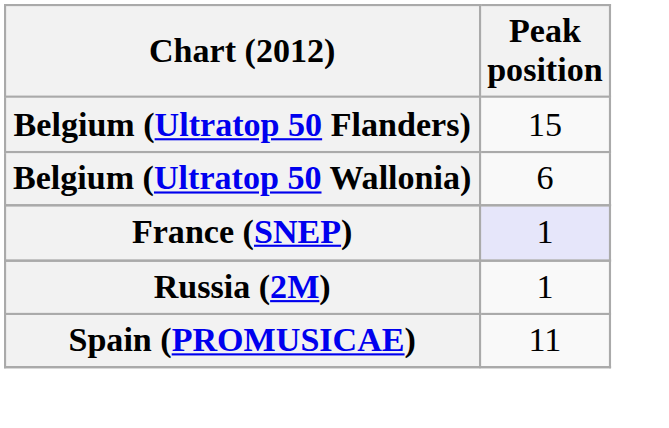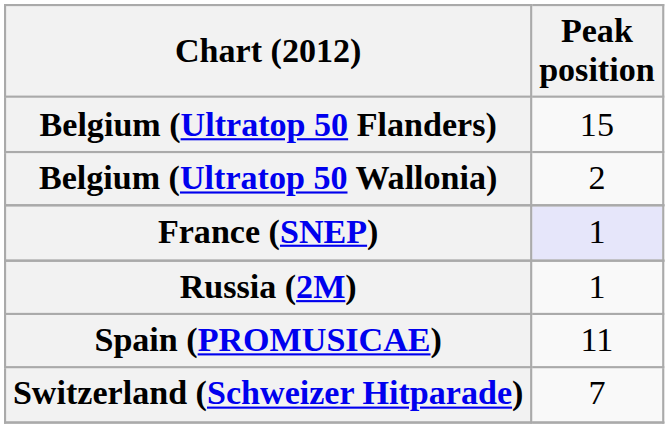(545, 177) 6 -> (597, 177) 2
+ row: (268, 394)
